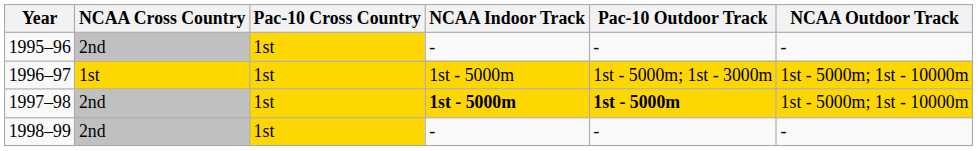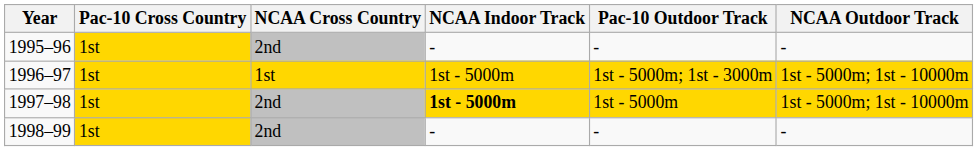columns swapped: (337, 18) <-> (162, 18)
(637, 103) bold -> (636, 103) normal
